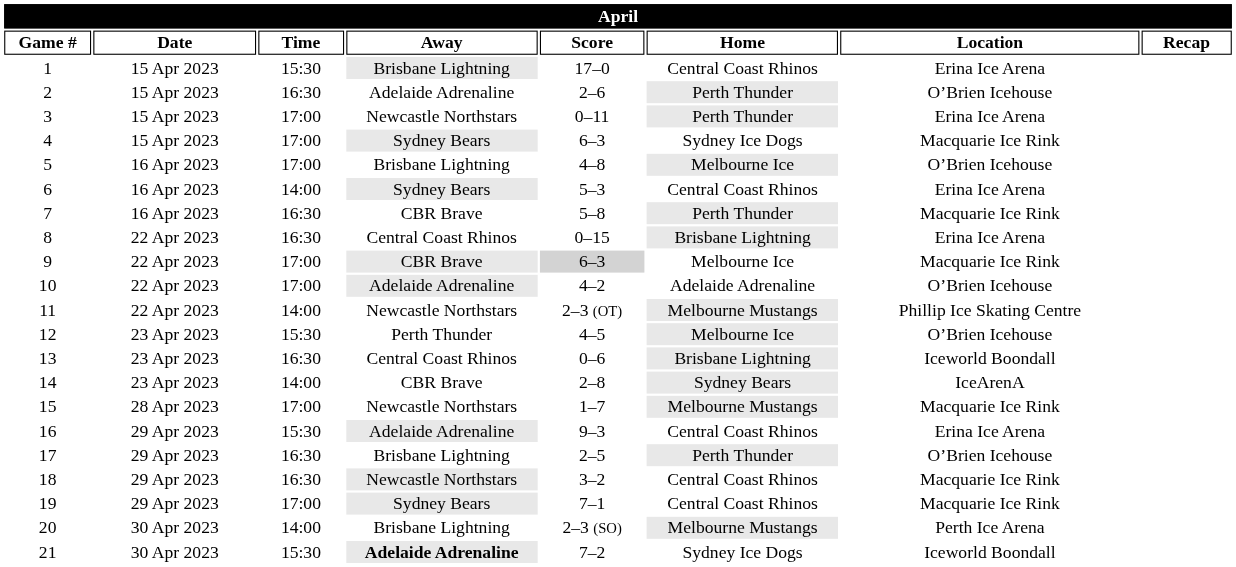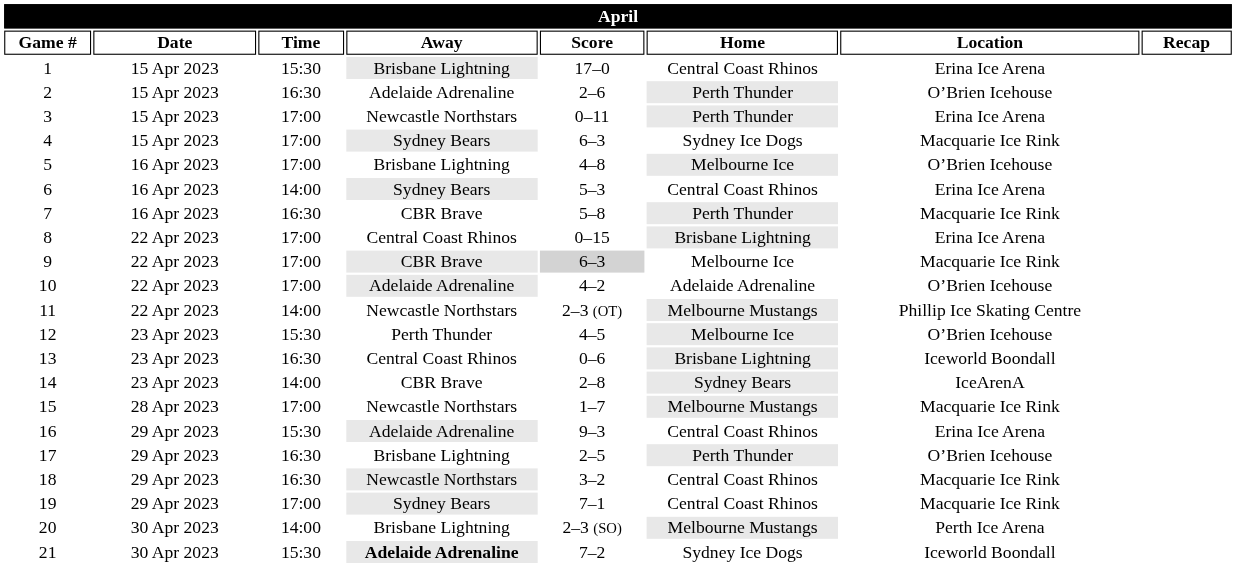(301, 237) 16:30 -> (301, 237) 17:00
